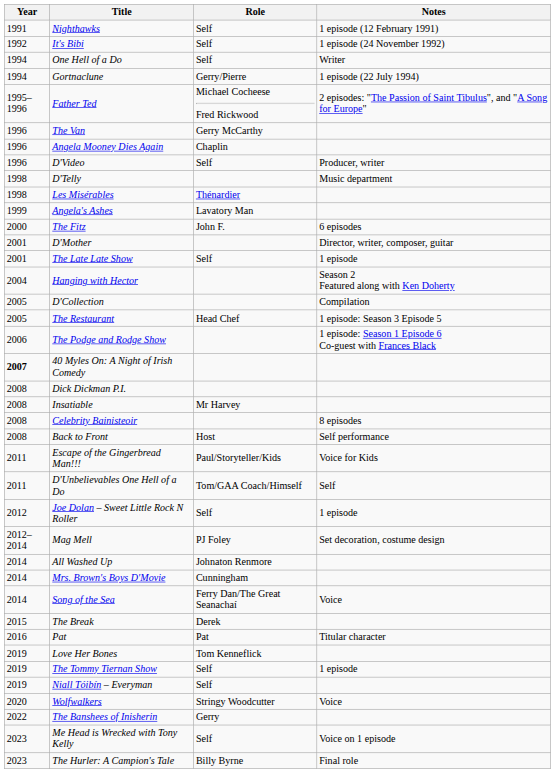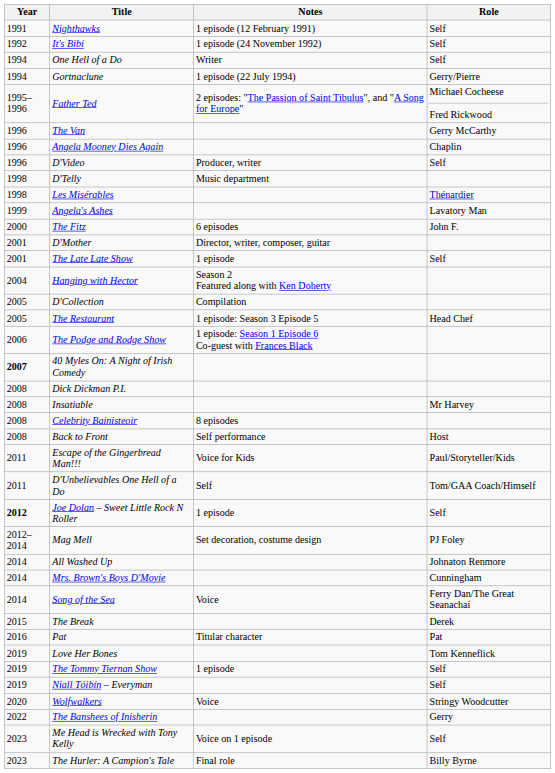columns swapped: (255, 12) <-> (434, 12)
(17, 513) normal -> (17, 513) bold
